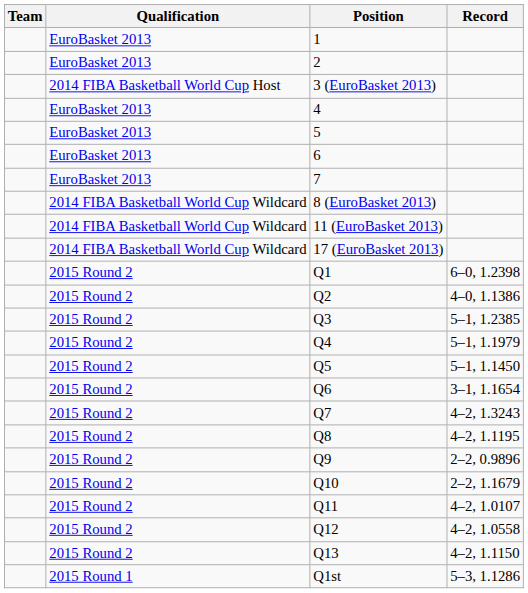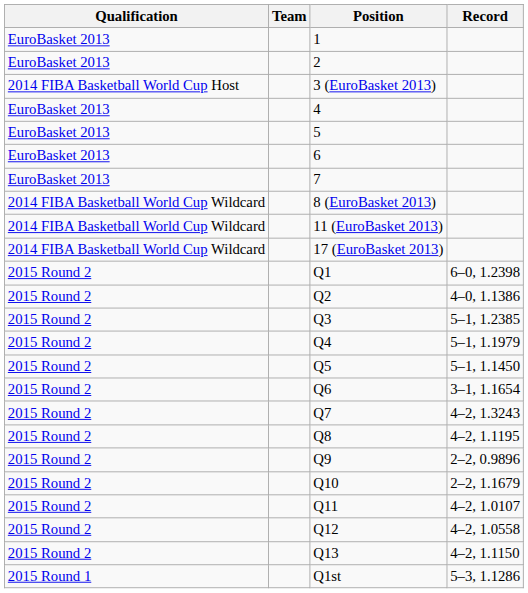columns swapped: (25, 16) <-> (178, 16)
